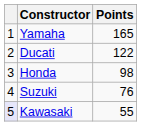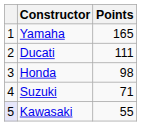(123, 53) 122 -> (124, 53) 111
(127, 92) 76 -> (127, 92) 71
